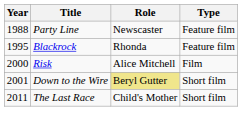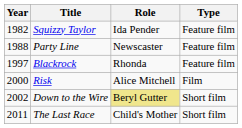+ row: (64, 30)
(18, 47) 1995 -> (18, 64) 1997
(18, 81) 2001 -> (18, 98) 2002
